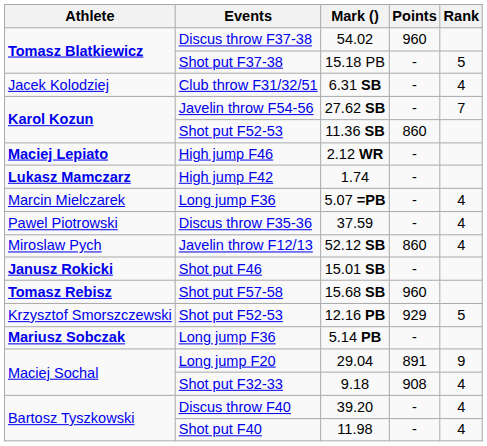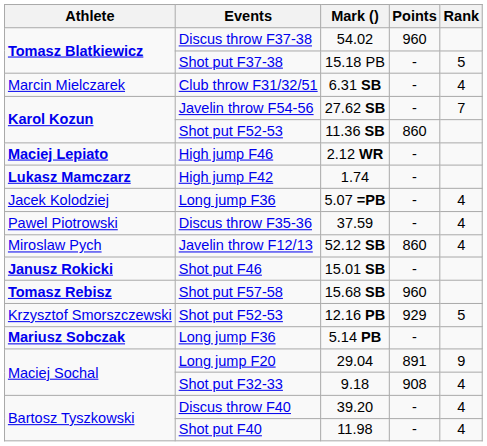(58, 85) Jacek Kolodziej -> (66, 85) Marcin Mielczarek
(66, 200) Marcin Mielczarek -> (58, 200) Jacek Kolodziej
